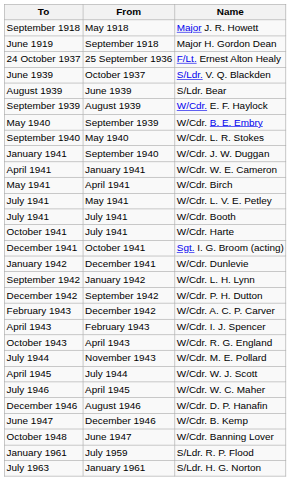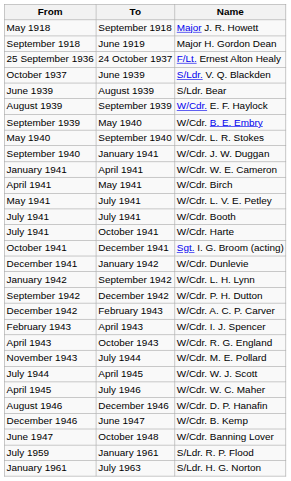columns swapped: (129, 12) <-> (44, 12)
